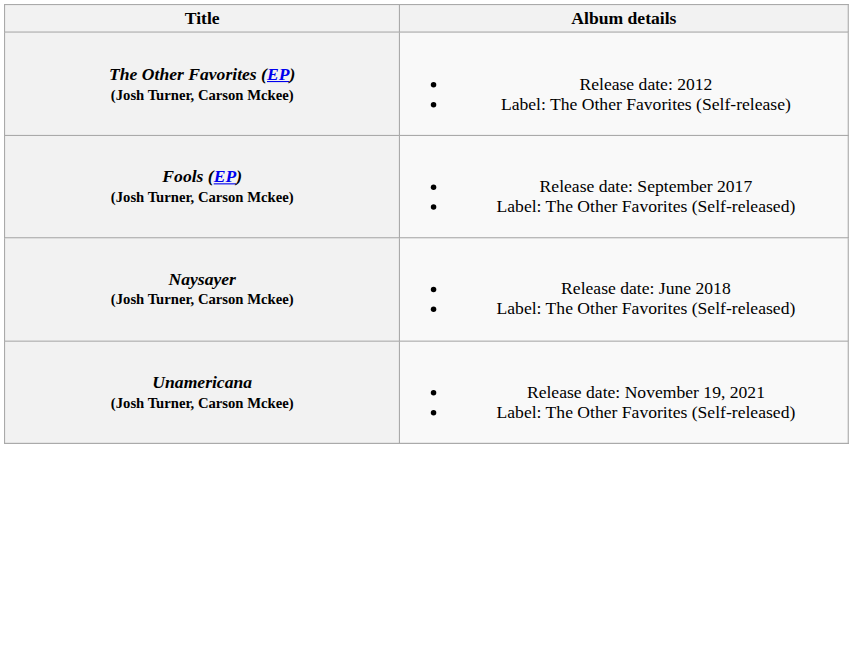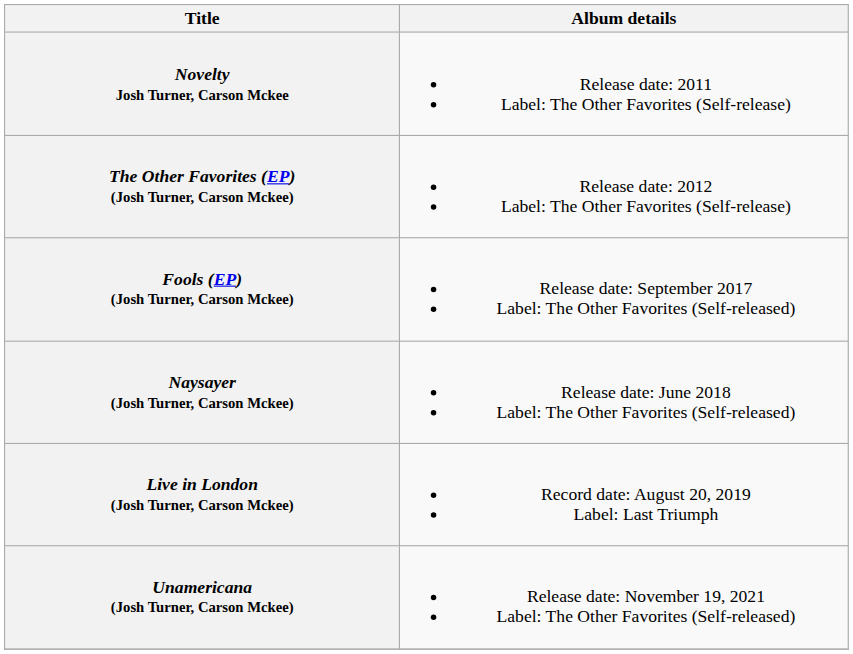+ row: (202, 83)
+ row: (202, 494)
